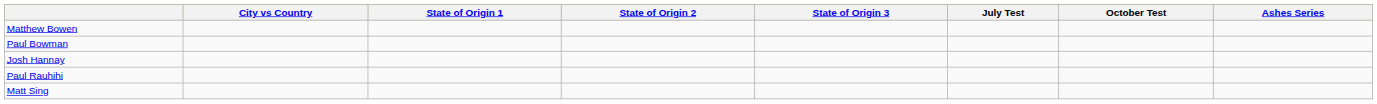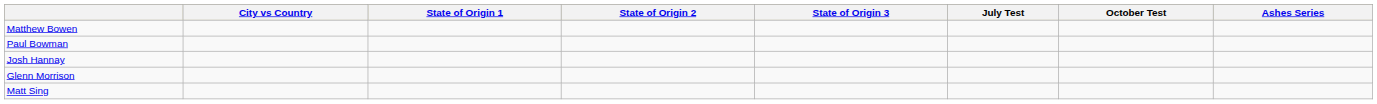+ row: (41, 75)
- row: (35, 75)
